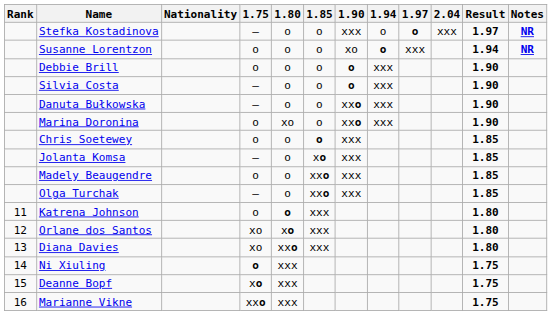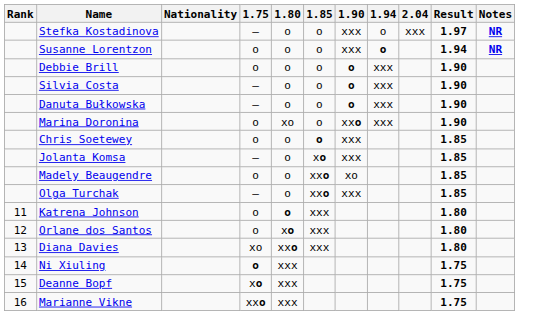- column: (415, 13)
(351, 49) xo -> (351, 49) xxx
(351, 103) xxo -> (351, 103) o
(351, 176) xxx -> (351, 176) xo
(256, 230) xo -> (256, 230) o
